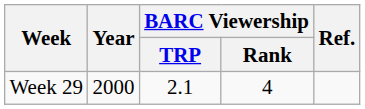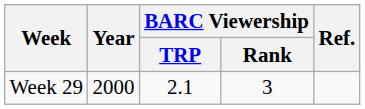(267, 87) 4 -> (267, 87) 3
